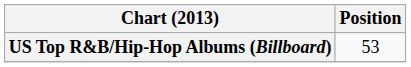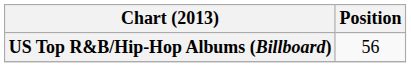(370, 47) 53 -> (370, 47) 56
